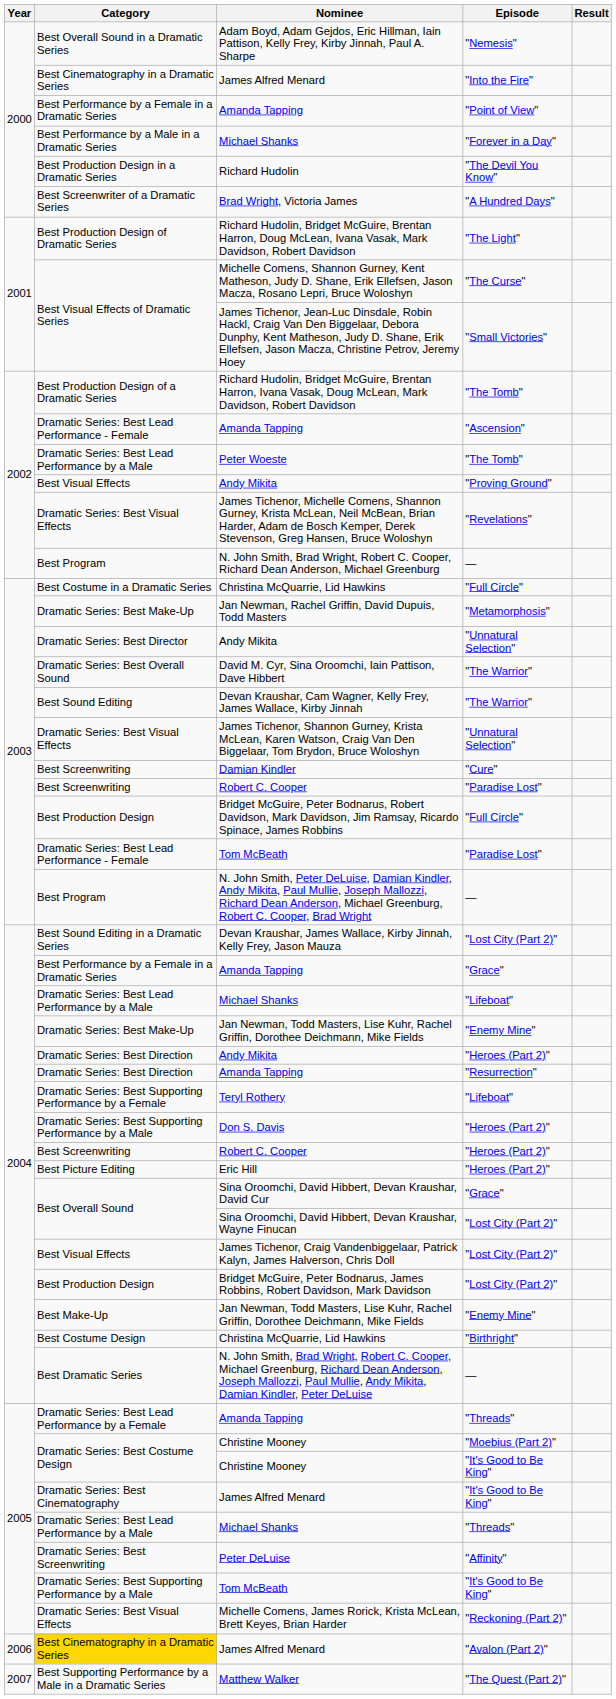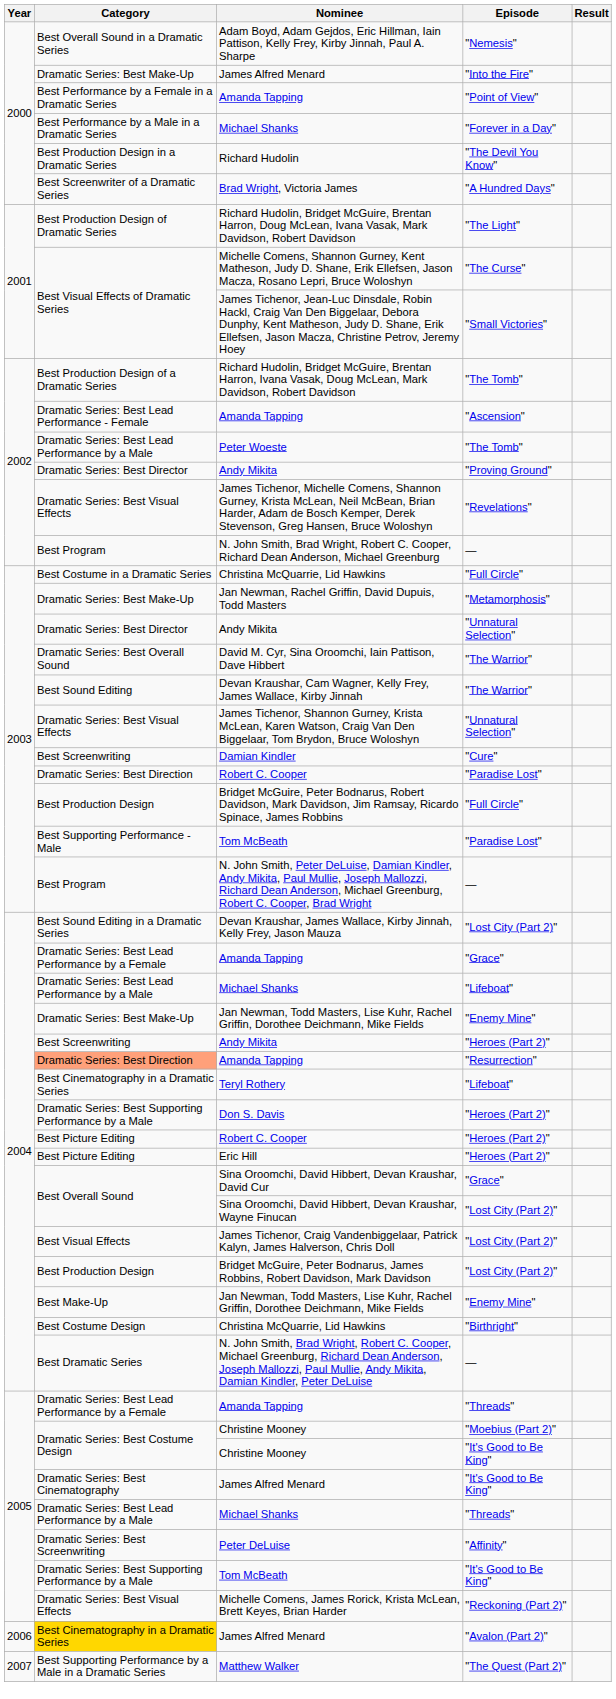(125, 80) Best Cinematography in a Dramatic Series -> (115, 74) Dramatic Series: Best Make-Up
(83, 483) Best Visual Effects -> (112, 471) Dramatic Series: Best Director
(84, 787) Best Screenwriting -> (115, 774) Dramatic Series: Best Direction
(105, 854) Dramatic Series: Best Lead Performance - Female -> (114, 841) Best Supporting Performance - Male
(125, 970) Best Performance by a Female in a Dramatic Series -> (105, 958) Dramatic Series: Best Lead Performance by a Female
(115, 1055) Dramatic Series: Best Direction -> (84, 1042) Best Screenwriting
(115, 1073) no background -> (115, 1060) lightsalmon background
(120, 1097) Dramatic Series: Best Supporting Performance by a Female -> (125, 1084) Best Cinematography in a Dramatic Series
(84, 1151) Best Screenwriting -> (86, 1139) Best Picture Editing
